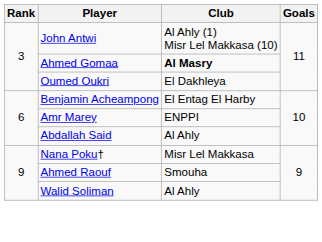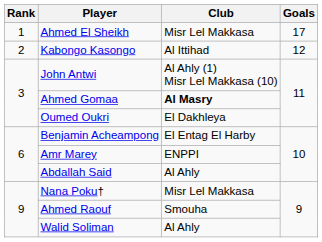+ row: (85, 31)
+ row: (88, 50)
